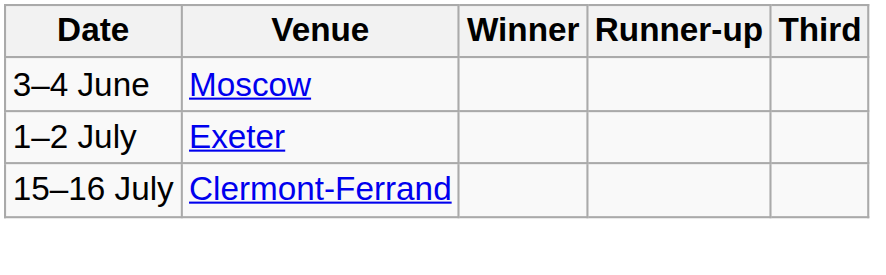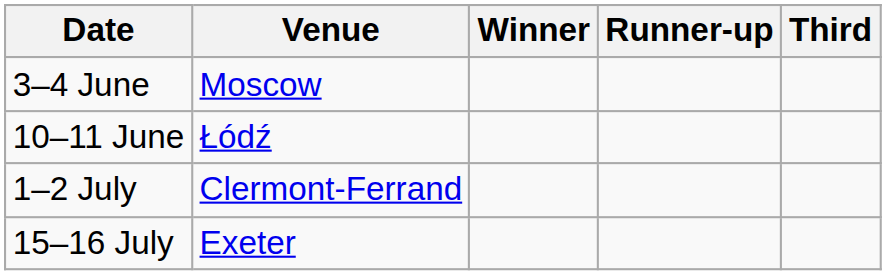+ row: (98, 136)
(237, 136) Exeter -> (331, 189) Clermont-Ferrand
(320, 189) Clermont-Ferrand -> (248, 242) Exeter
